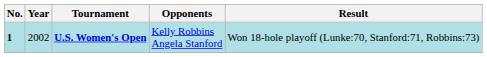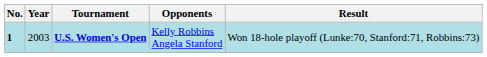(39, 37) 2002 -> (39, 37) 2003
